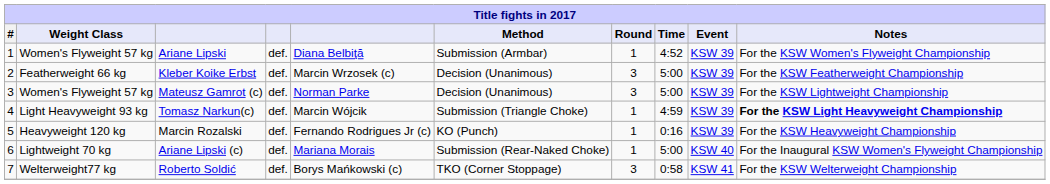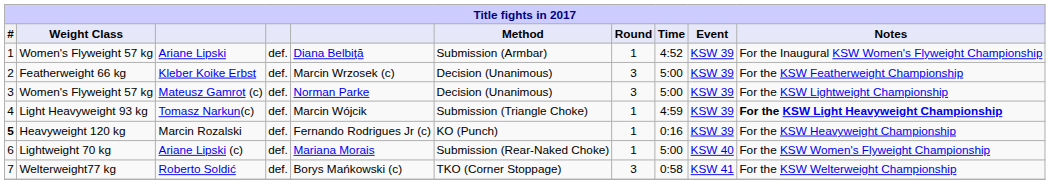(865, 53) For the KSW Women's Flyweight Championship -> (891, 53) For the Inaugural KSW Women's Flyweight Championship
(11, 130) normal -> (11, 130) bold
(891, 150) For the Inaugural KSW Women's Flyweight Championship -> (865, 150) For the KSW Women's Flyweight Championship
